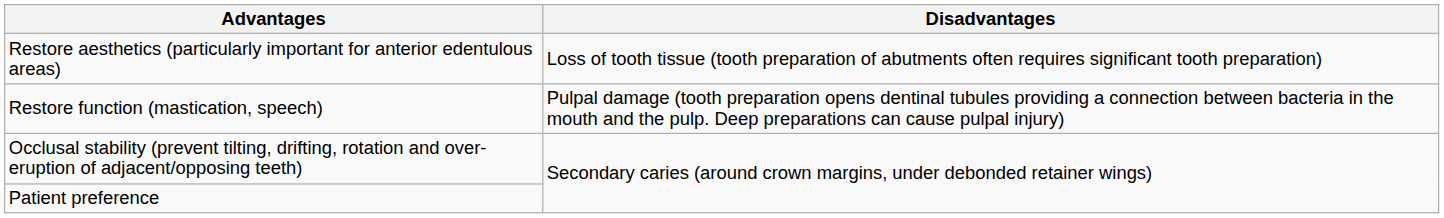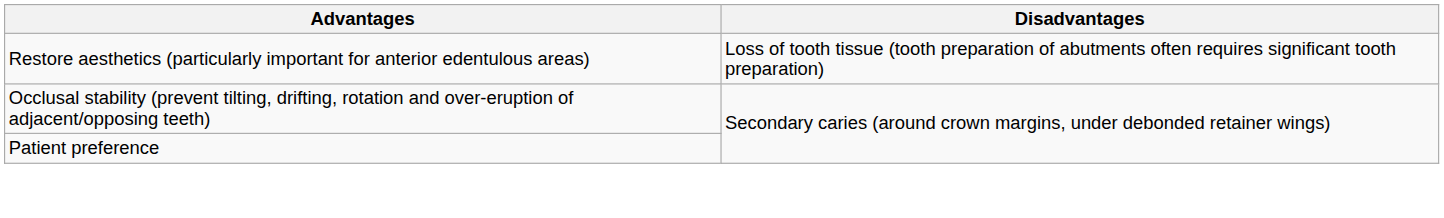- row: (166, 108)
